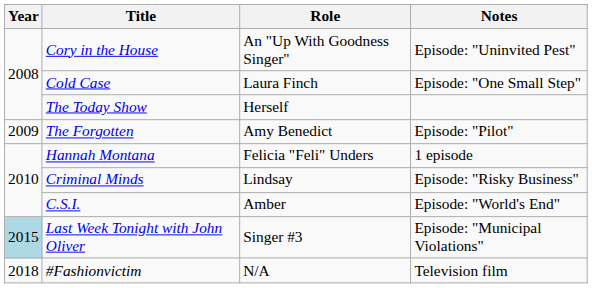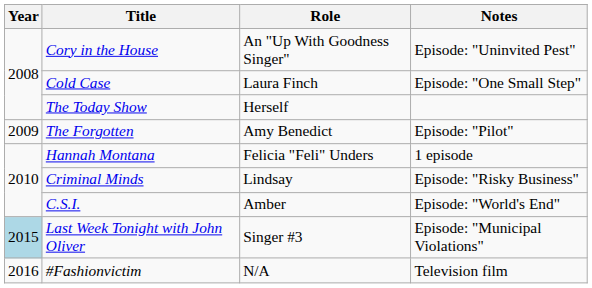(23, 270) 2018 -> (23, 270) 2016
